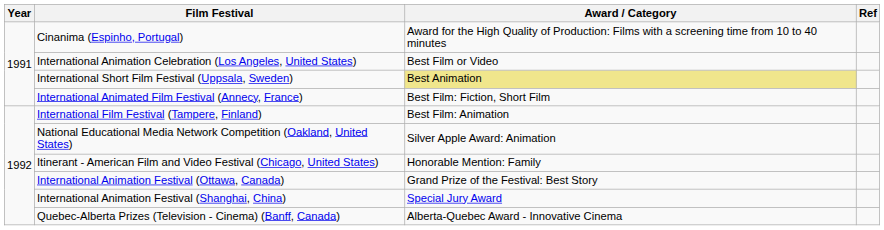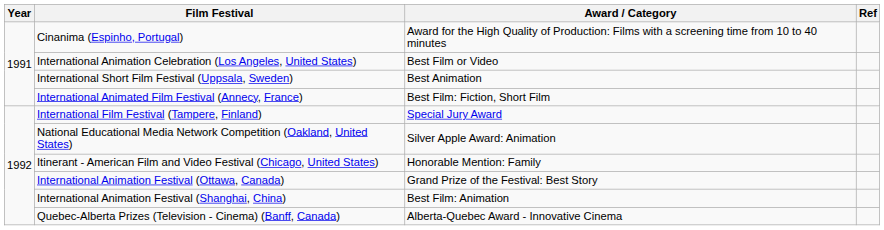(444, 79) khaki background -> (444, 79) no background
(458, 114) Best Film: Animation -> (455, 114) Special Jury Award
(455, 198) Special Jury Award -> (458, 198) Best Film: Animation
